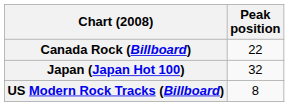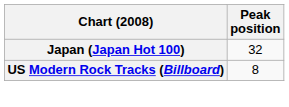- row: (116, 49)
